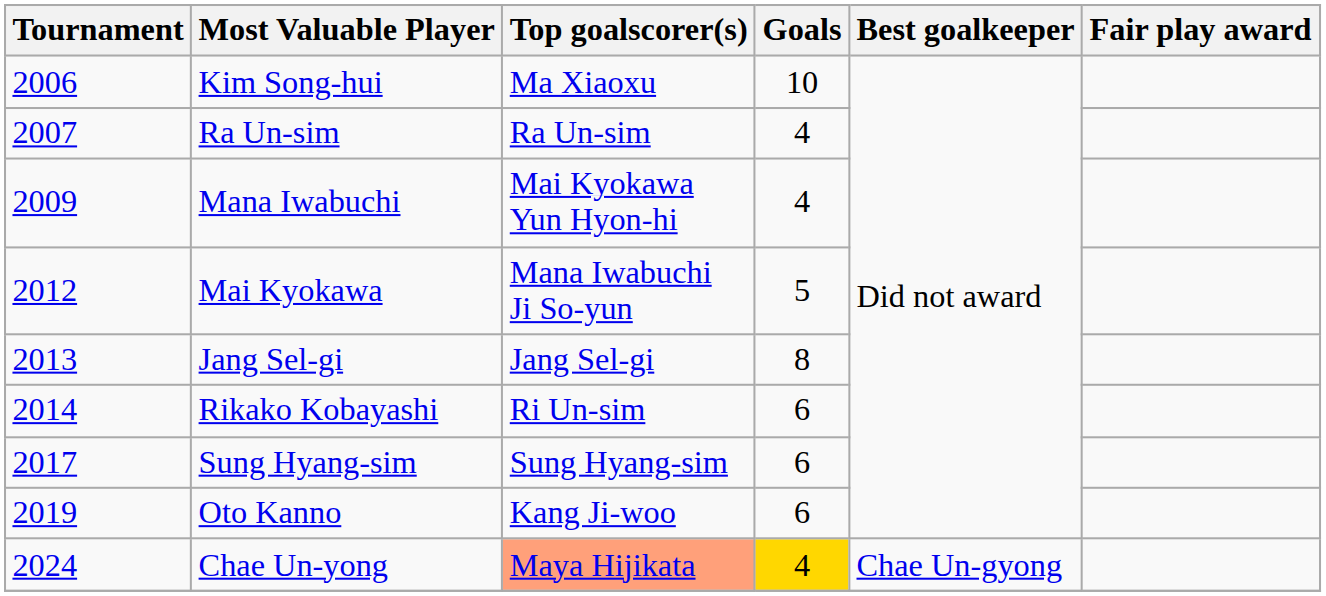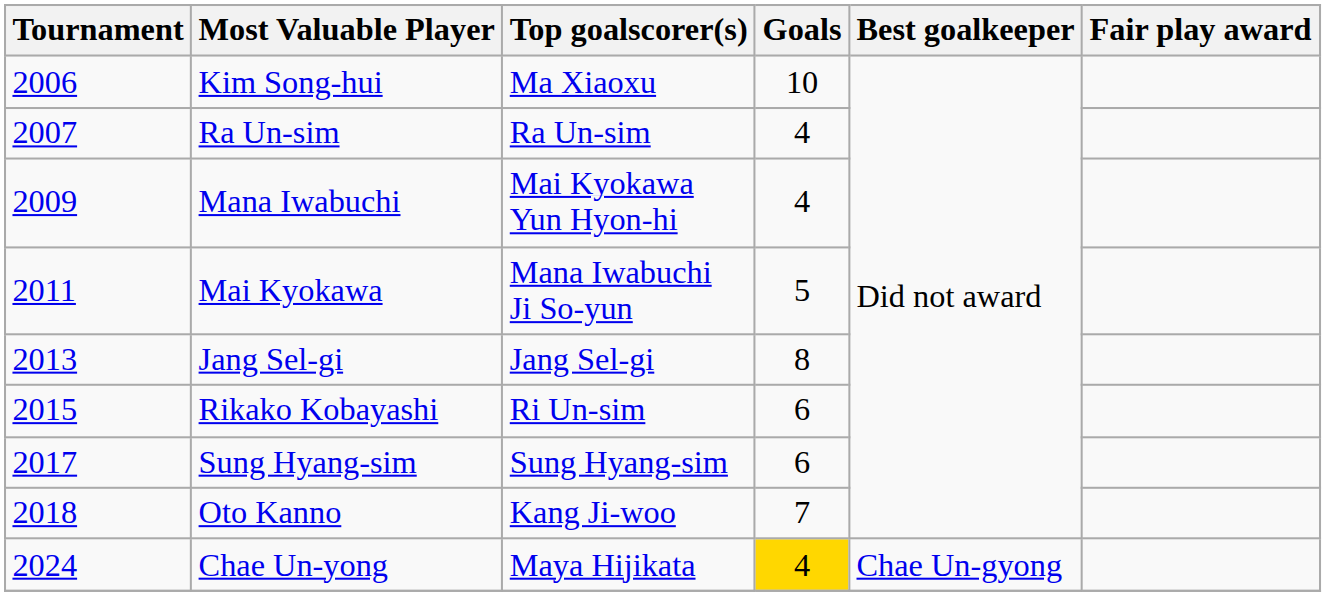(45, 289) 2012 -> (44, 289) 2011
(45, 410) 2014 -> (45, 410) 2015
(45, 512) 2019 -> (45, 512) 2018
(802, 512) 6 -> (802, 512) 7
(603, 564) lightsalmon background -> (603, 564) no background
